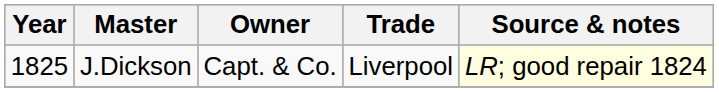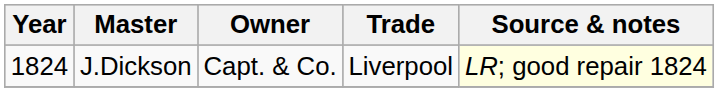(39, 65) 1825 -> (39, 65) 1824
